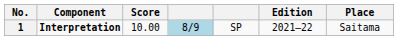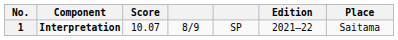(145, 28) 10.00 -> (145, 28) 10.07
(191, 28) lightblue background -> (191, 28) no background
